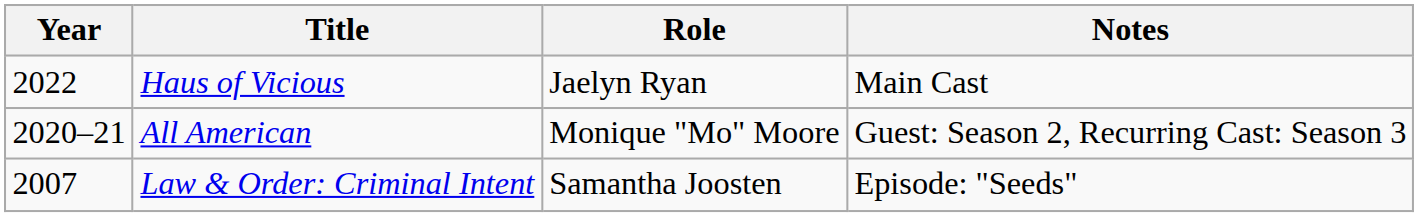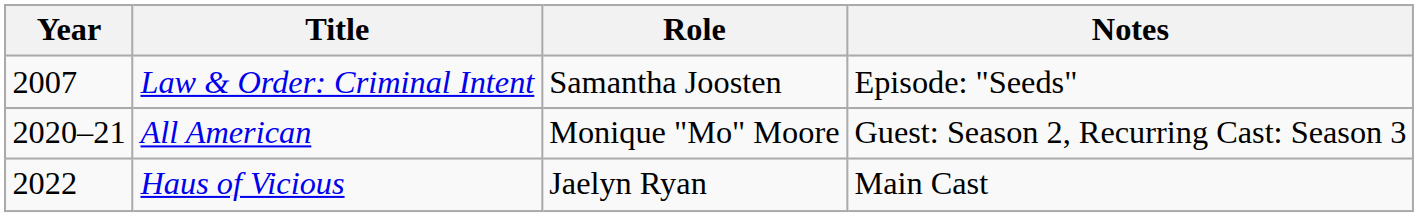rows swapped: (337, 183) <-> (243, 81)
